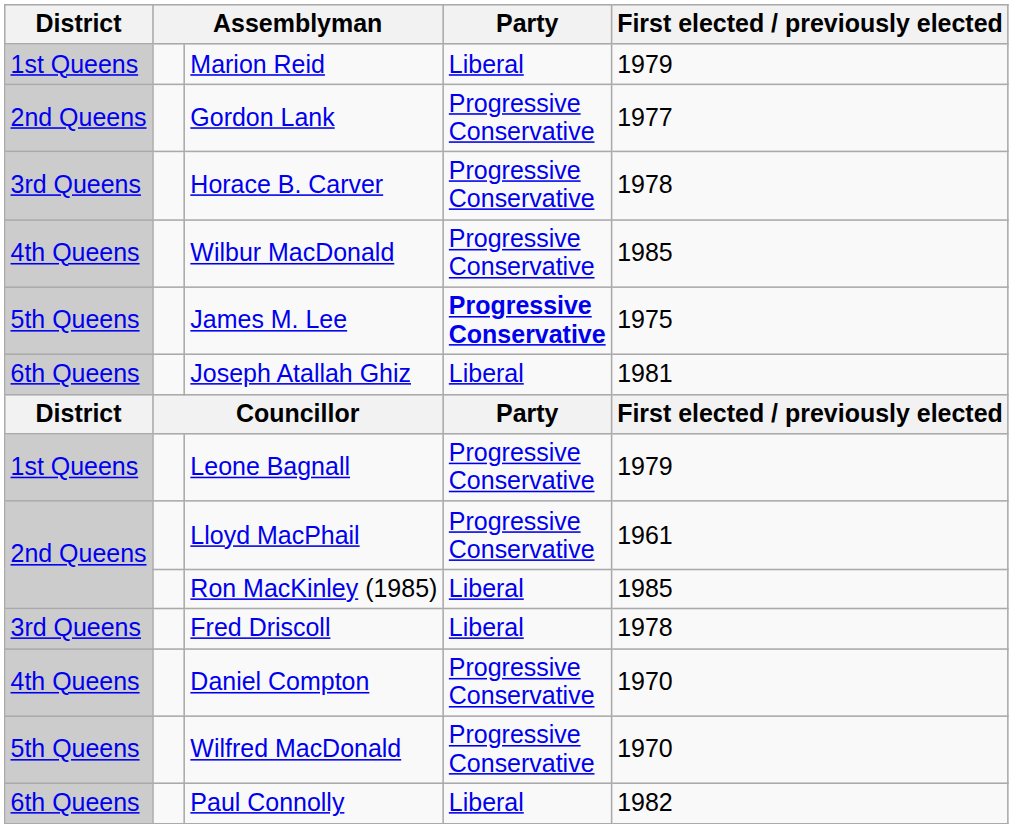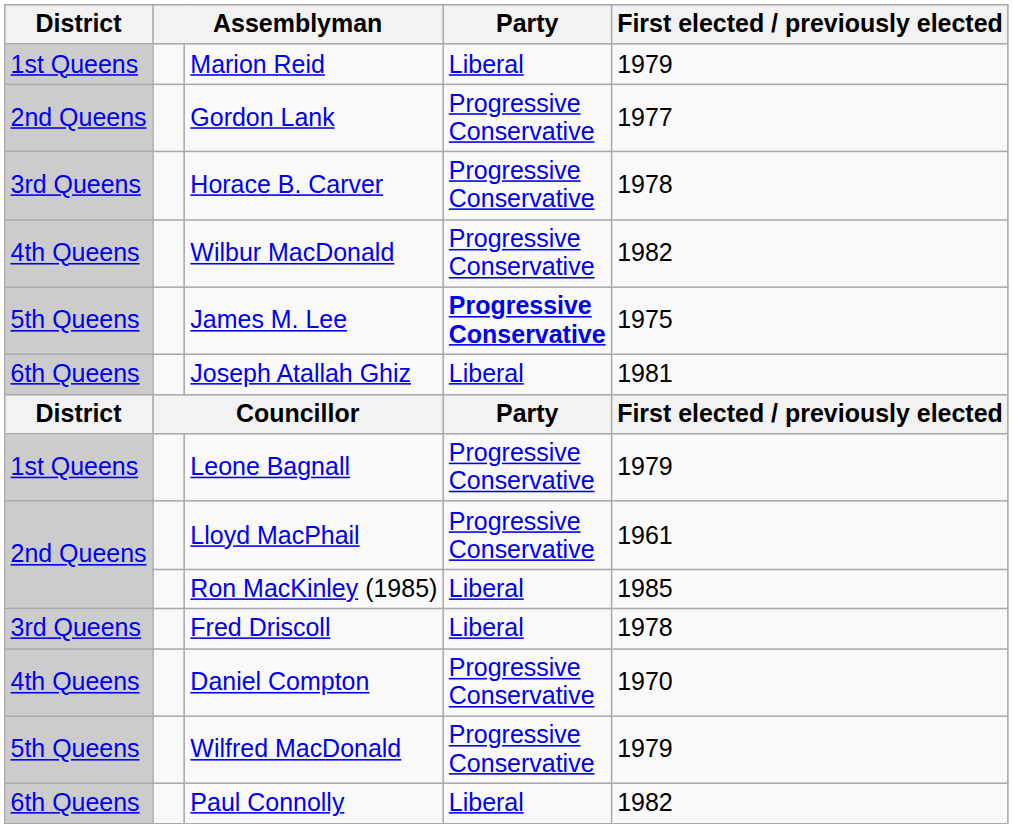(645, 252) 1985 -> (645, 252) 1982
(645, 749) 1970 -> (645, 749) 1979
